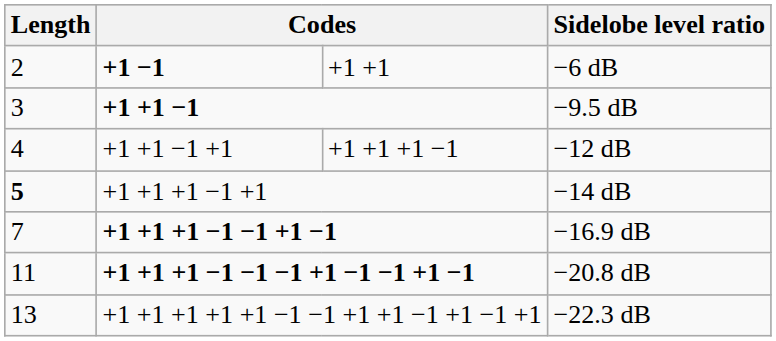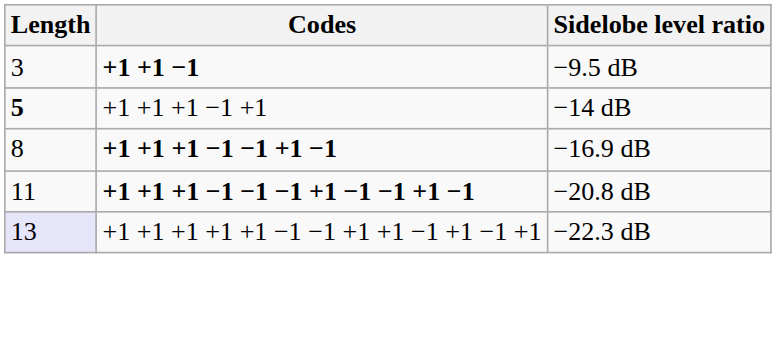- row: (586, 66)
- row: (592, 149)
(17, 231) 7 -> (17, 149) 8
(24, 314) no background -> (24, 231) lavender background
